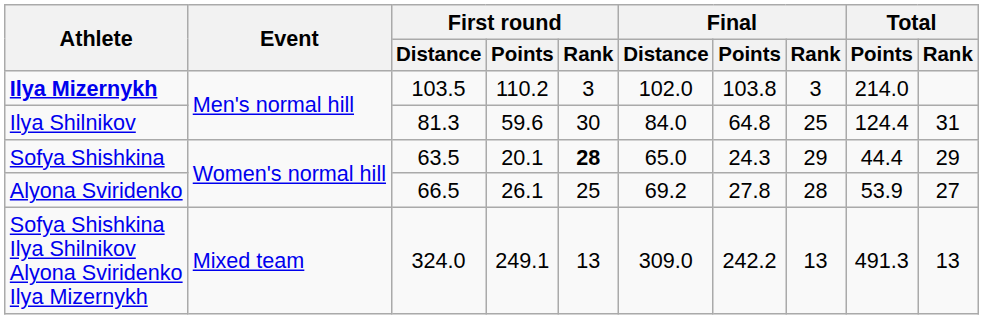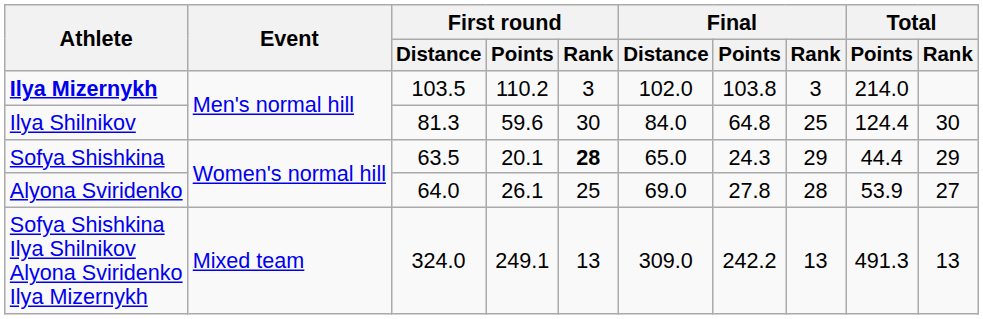(948, 123) 31 -> (948, 123) 30
(439, 191) 66.5 -> (439, 191) 64.0
(666, 191) 69.2 -> (666, 191) 69.0
